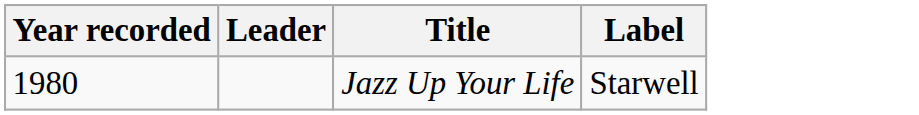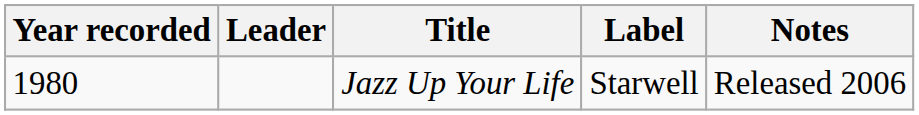+ column: (810, 30)
